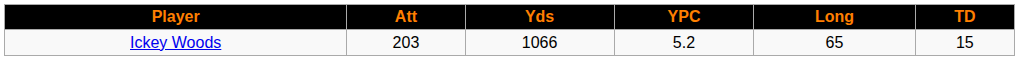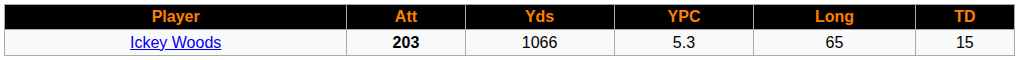(406, 42) normal -> (406, 42) bold
(684, 42) 5.2 -> (684, 42) 5.3
